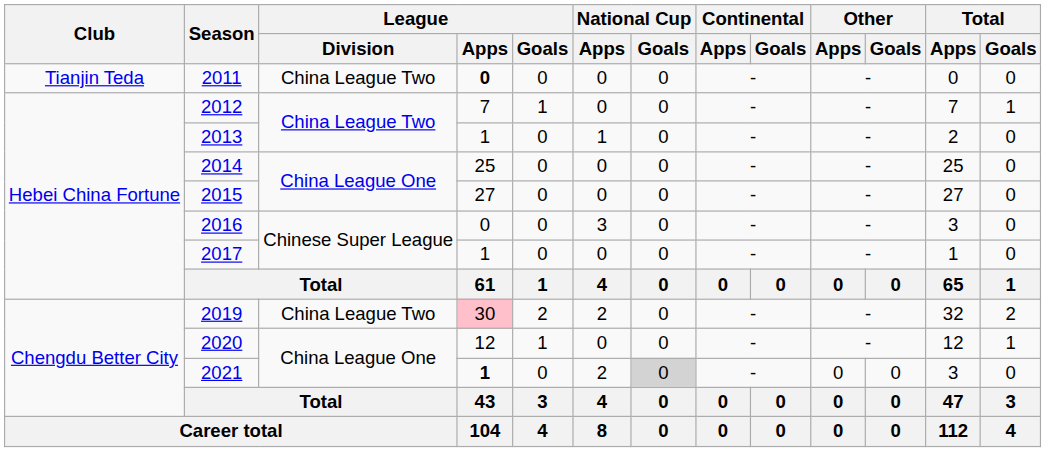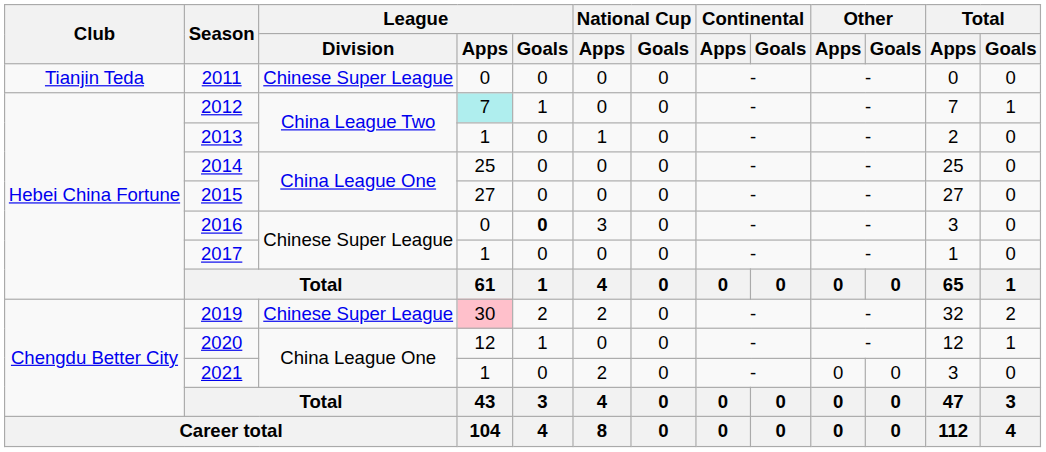(358, 78) China League Two -> (358, 78) Chinese Super League
(485, 78) bold -> (485, 78) normal
(485, 107) no background -> (485, 107) paleturquoise background
(542, 225) normal -> (542, 225) bold
(358, 313) China League Two -> (358, 313) Chinese Super League
(485, 372) bold -> (485, 372) normal
(663, 372) lightgrey background -> (663, 372) no background
